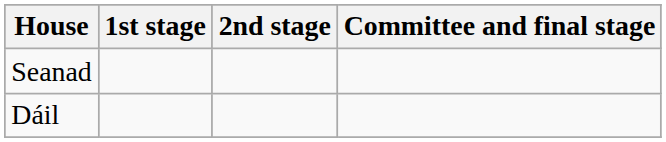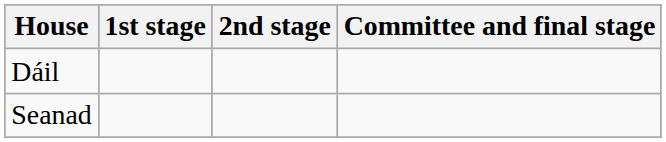rows swapped: (35, 114) <-> (51, 70)
